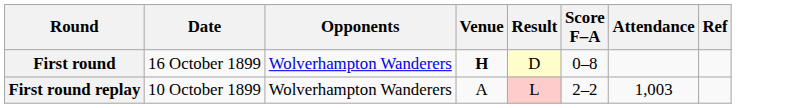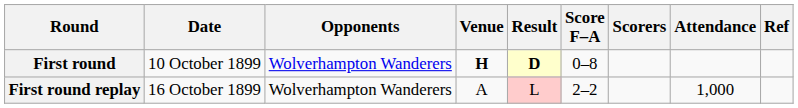+ column: (639, 27)
(205, 63) 16 October 1899 -> (205, 63) 10 October 1899
(534, 63) normal -> (534, 63) bold
(205, 90) 10 October 1899 -> (205, 90) 16 October 1899
(654, 90) 1,003 -> (715, 90) 1,000
